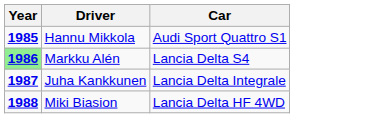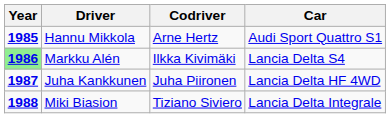+ column: (197, 16)
(219, 81) Lancia Delta Integrale -> (314, 81) Lancia Delta HF 4WD
(219, 102) Lancia Delta HF 4WD -> (315, 102) Lancia Delta Integrale
